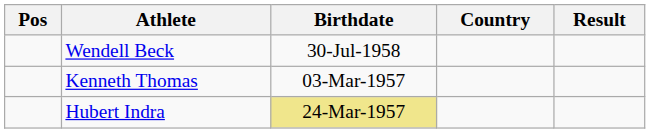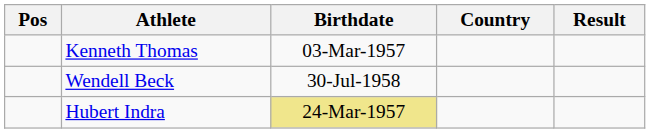rows swapped: (120, 50) <-> (132, 81)
